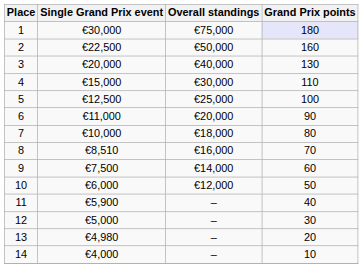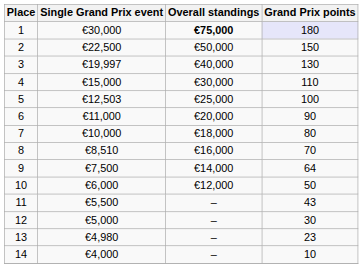(214, 30) normal -> (214, 30) bold
(310, 47) 160 -> (310, 47) 150
(102, 64) €20,000 -> (102, 64) €19,997
(102, 99) €12,500 -> (102, 99) €12,503
(310, 168) 60 -> (310, 168) 64
(102, 202) €5,900 -> (102, 202) €5,500
(310, 202) 40 -> (310, 202) 43
(310, 237) 20 -> (310, 237) 23
